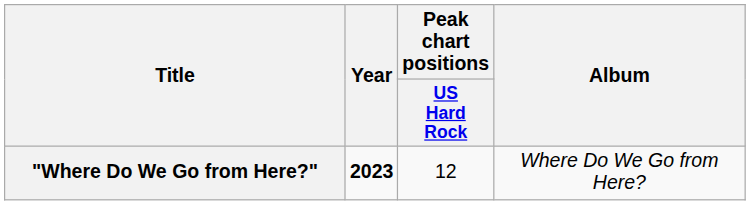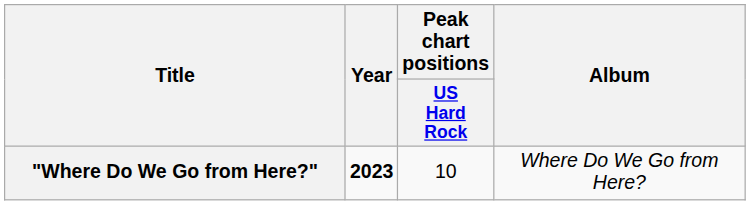(446, 172) 12 -> (446, 172) 10
